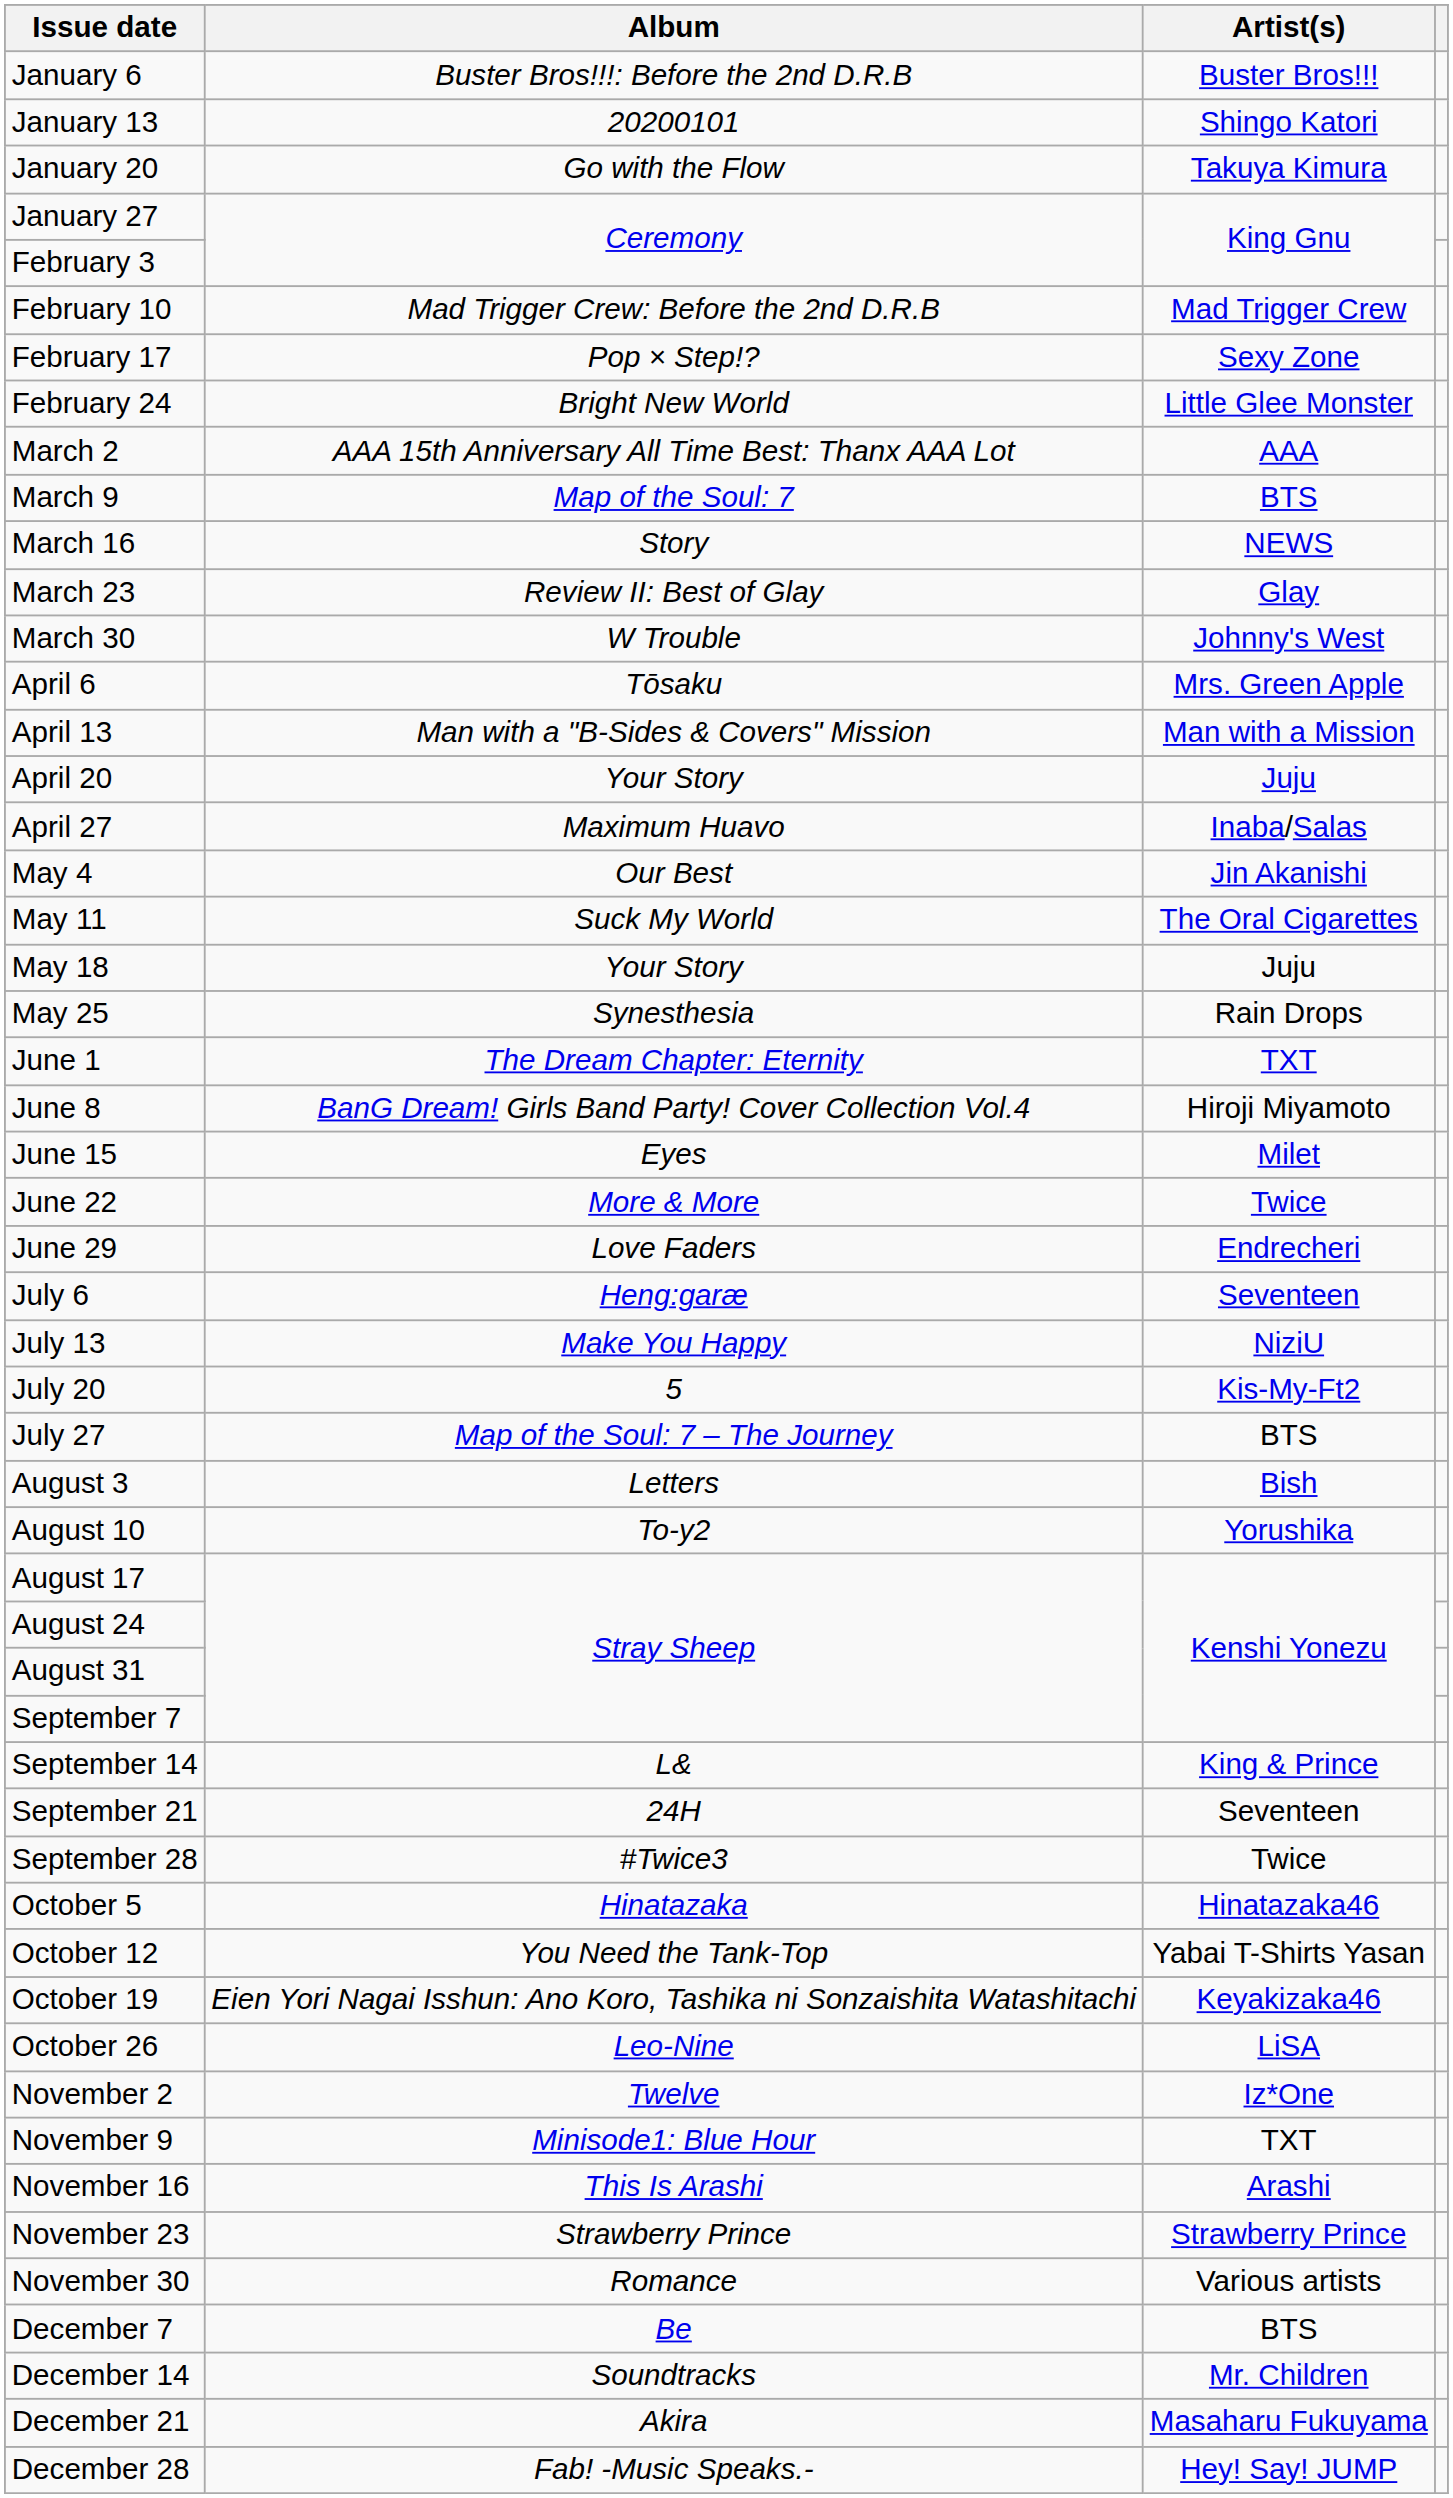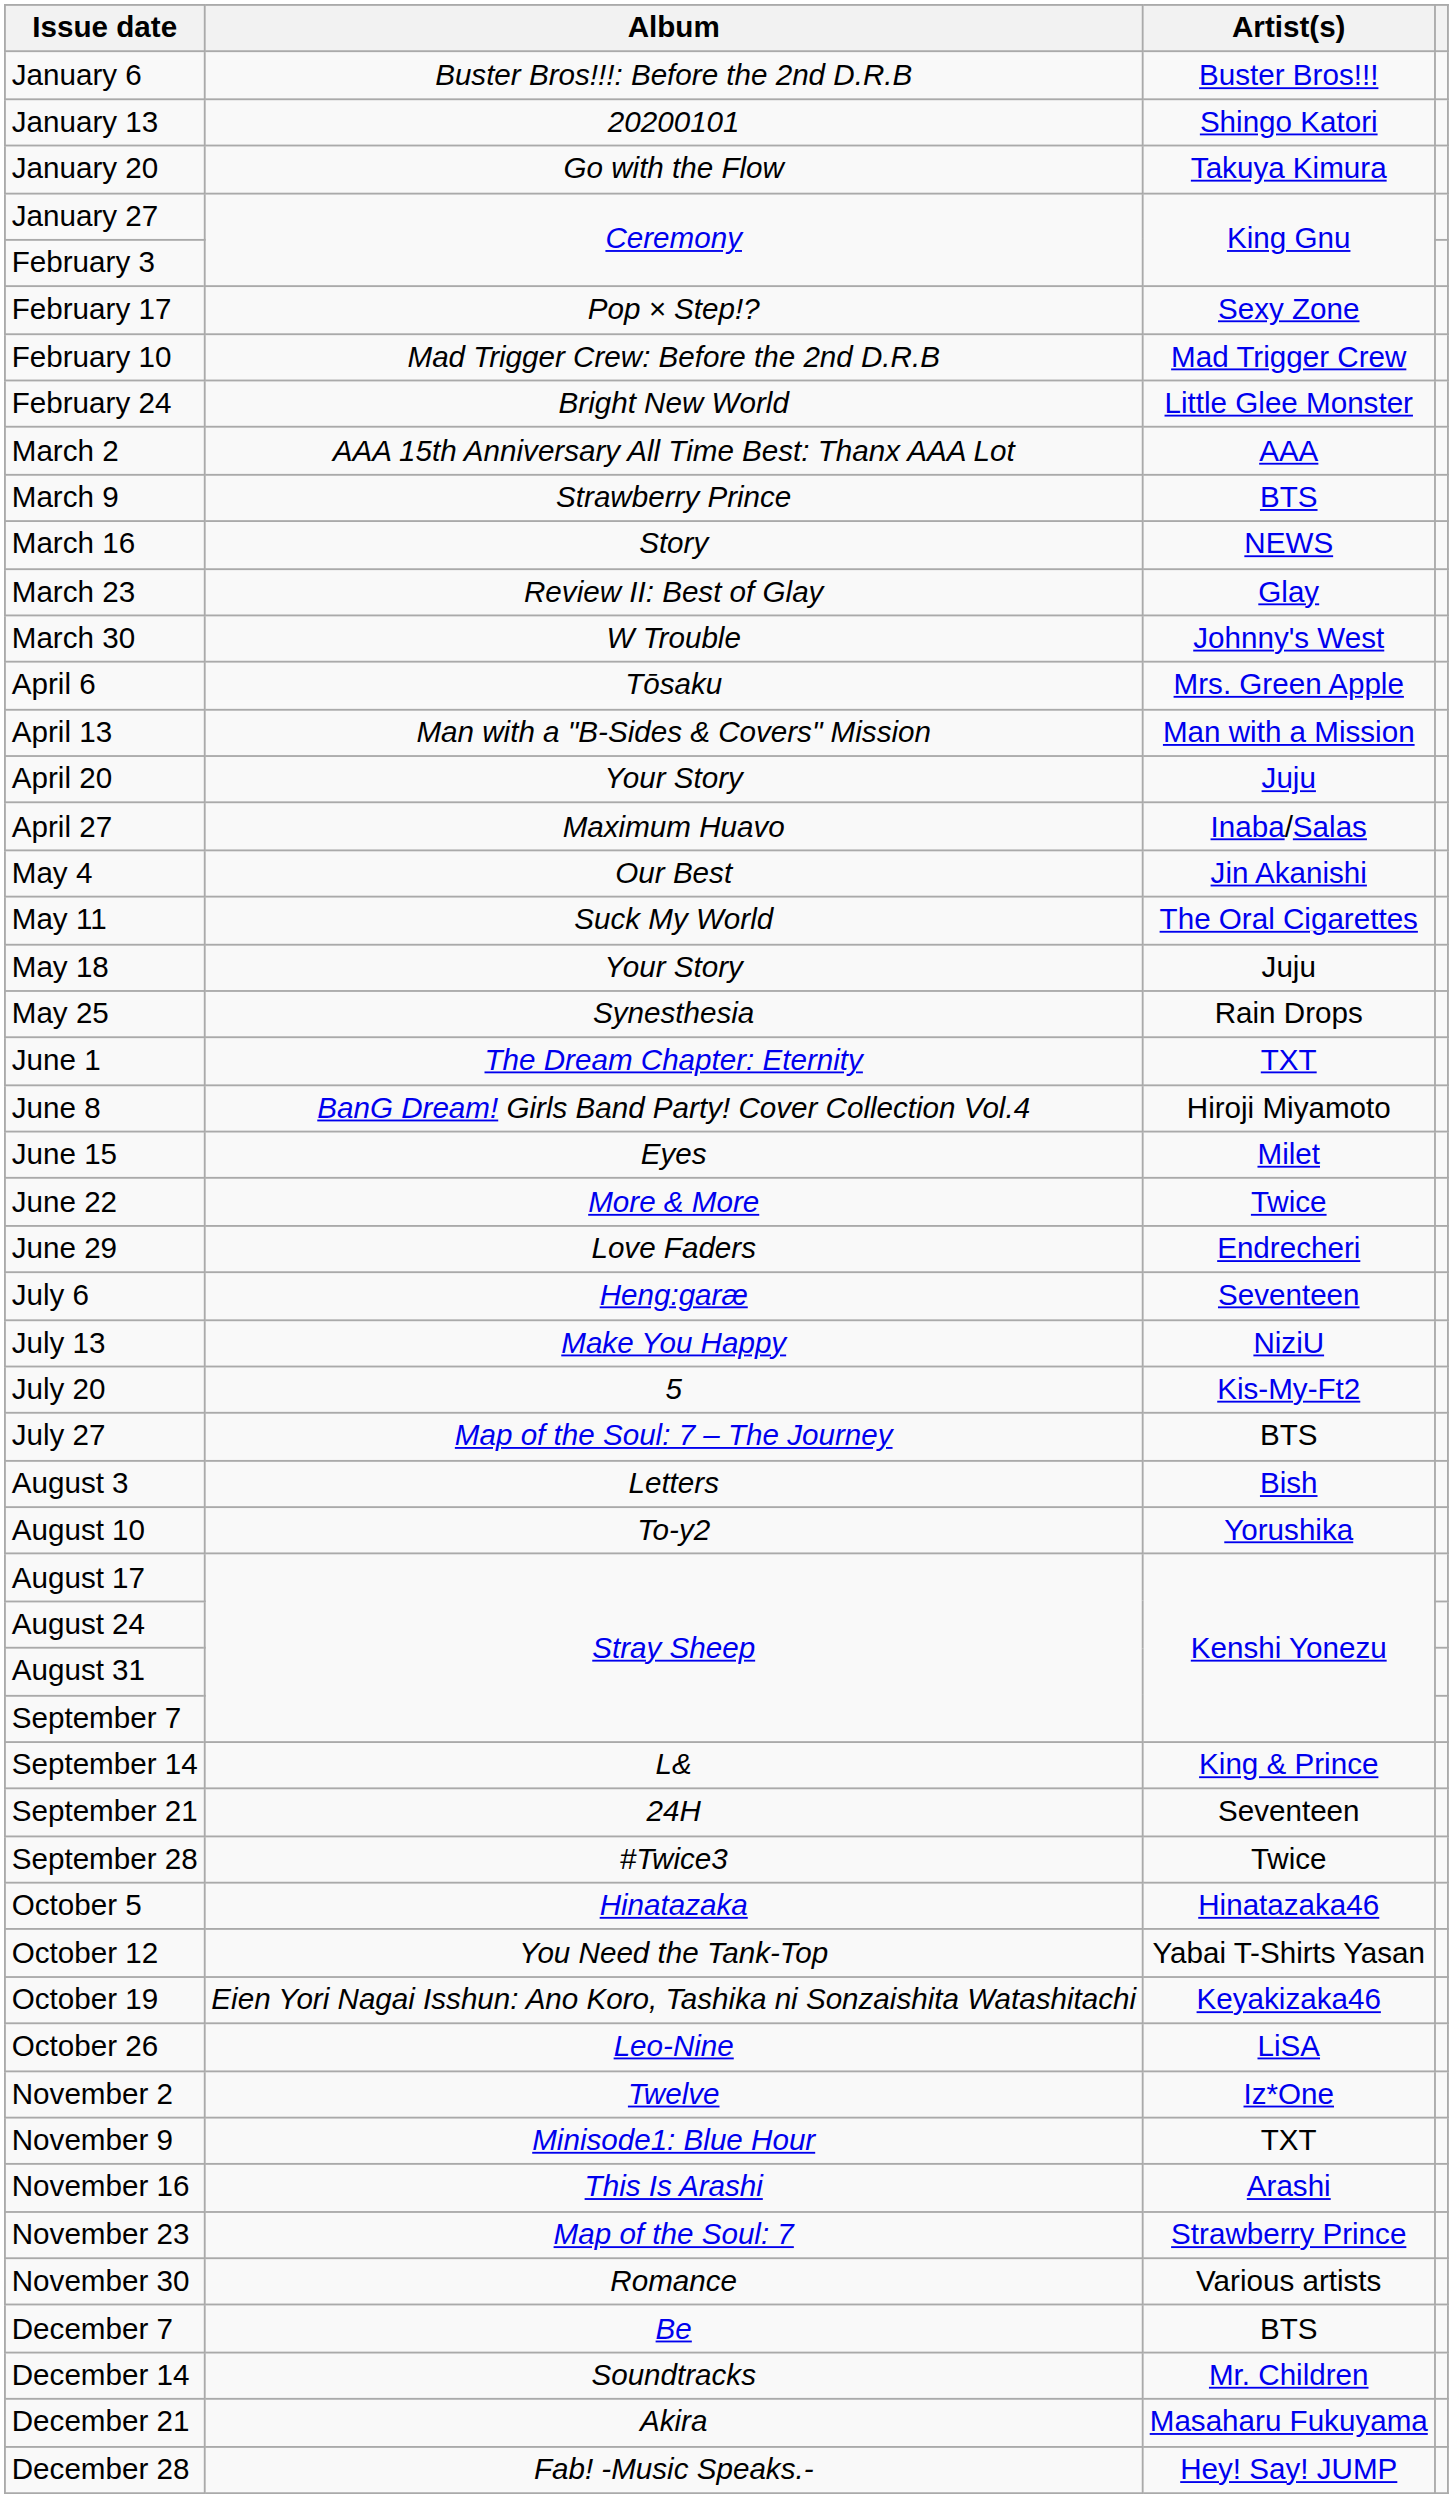rows swapped: (92, 309) <-> (92, 356)
(674, 497) Map of the Soul: 7 -> (674, 497) Strawberry Prince
(674, 2234) Strawberry Prince -> (674, 2234) Map of the Soul: 7
